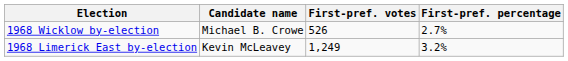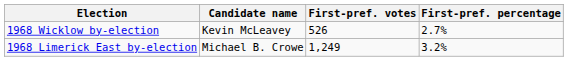(253, 30) Michael B. Crowe -> (247, 30) Kevin McLeavey
(247, 47) Kevin McLeavey -> (253, 47) Michael B. Crowe
